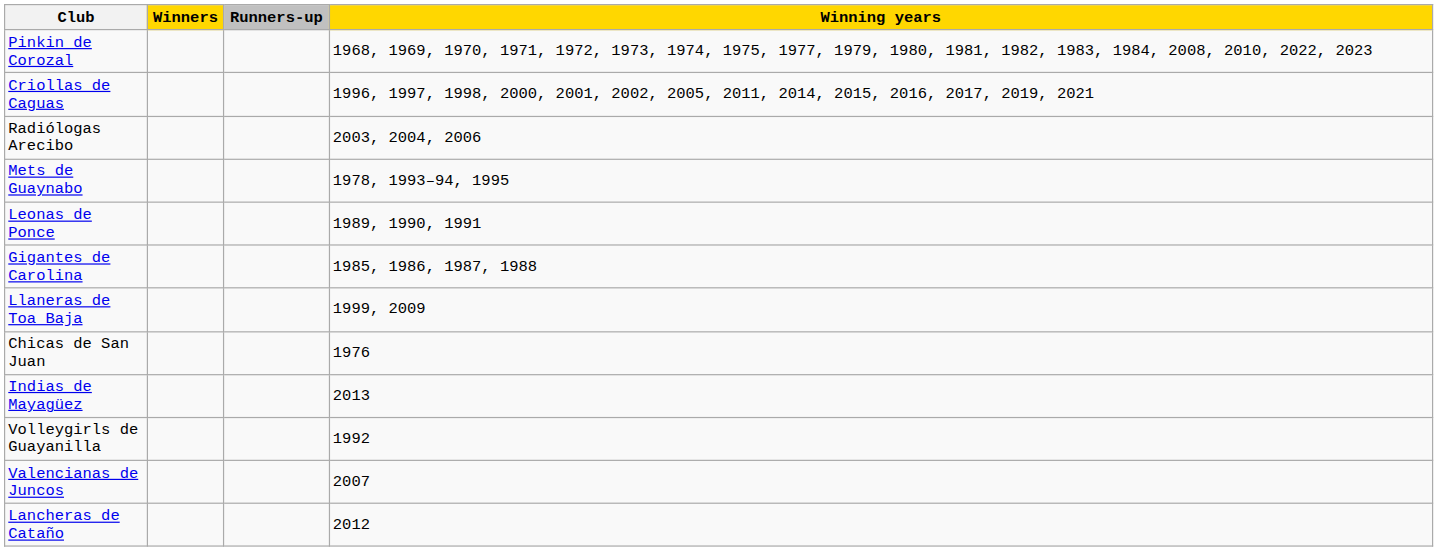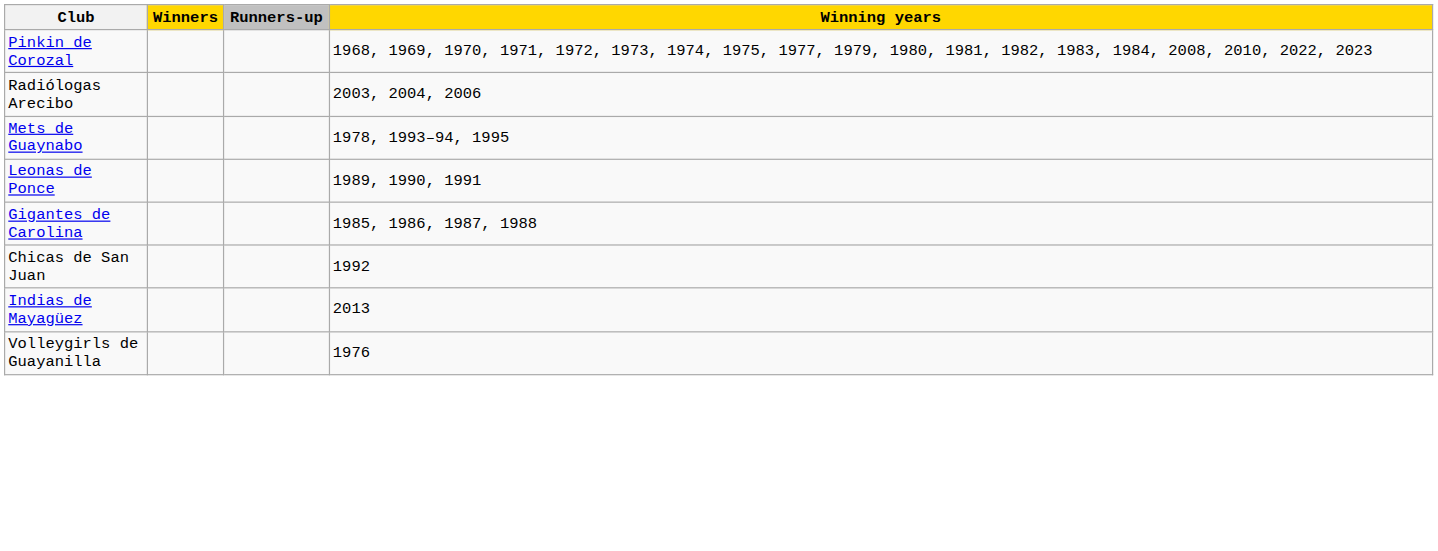- row: (59, 94)
- row: (59, 310)
(351, 353) 1976 -> (351, 267) 1992
(351, 439) 1992 -> (351, 353) 1976
- row: (73, 482)
- row: (64, 525)
